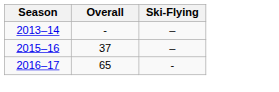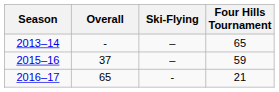+ column: (240, 19)
